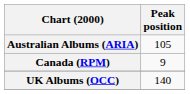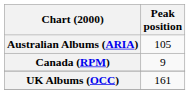(163, 80) 140 -> (163, 80) 161
